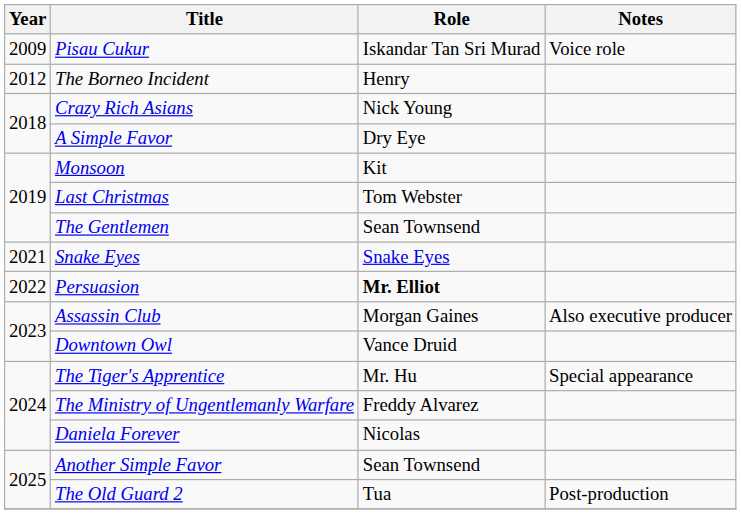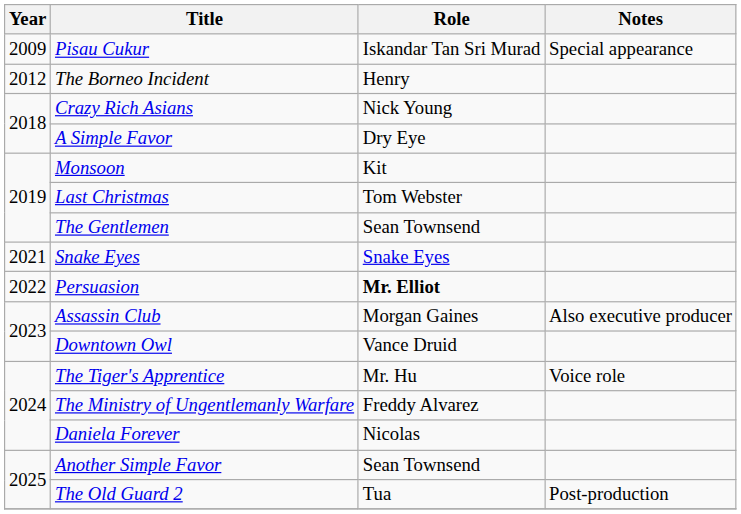(587, 49) Voice role -> (621, 49) Special appearance
(621, 375) Special appearance -> (587, 375) Voice role
